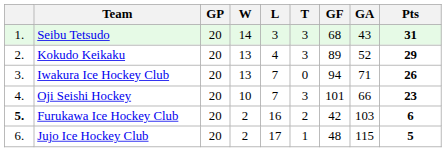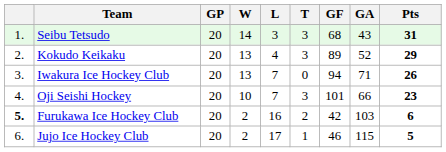(335, 136) 48 -> (335, 136) 46
